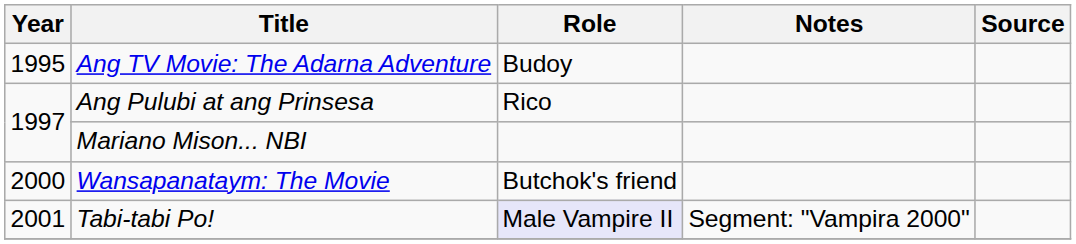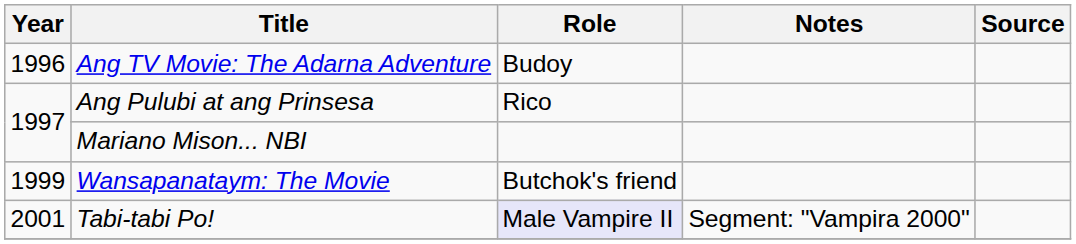(38, 63) 1995 -> (38, 63) 1996
(38, 180) 2000 -> (38, 180) 1999
